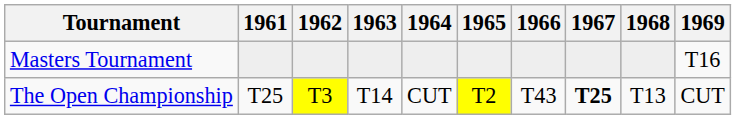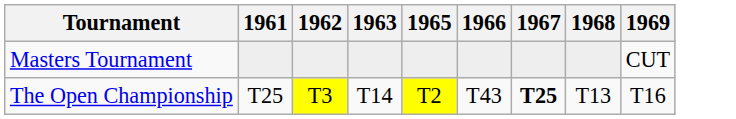- column: (429, 22)
(703, 59) T16 -> (648, 59) CUT
(703, 96) CUT -> (648, 96) T16
